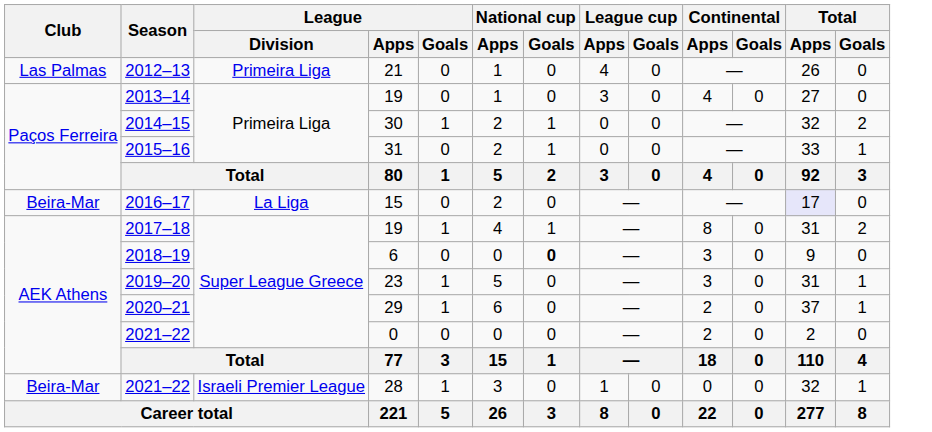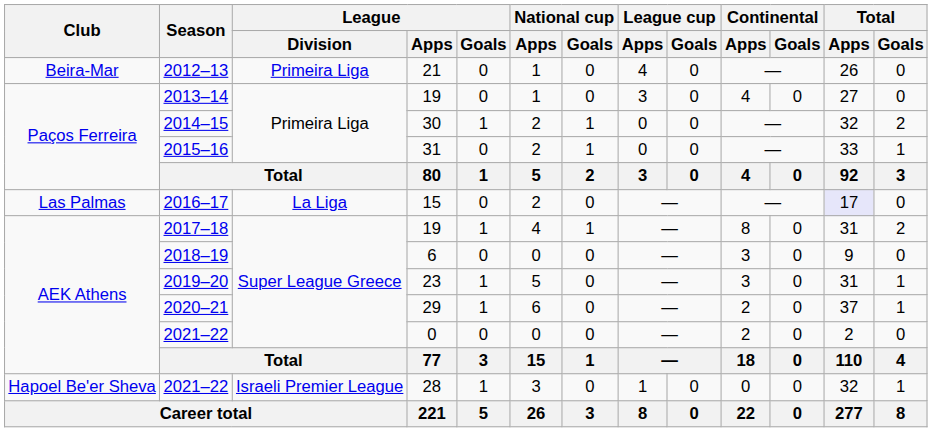(63, 70) Las Palmas -> (82, 70) Beira-Mar
(63, 202) Beira-Mar -> (82, 202) Las Palmas
(551, 255) bold -> (590, 255) normal
(63, 387) Beira-Mar -> (82, 387) Hapoel Be'er Sheva
